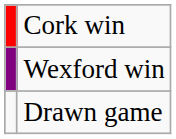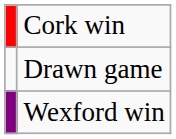rows swapped: (94, 68) <-> (93, 111)
